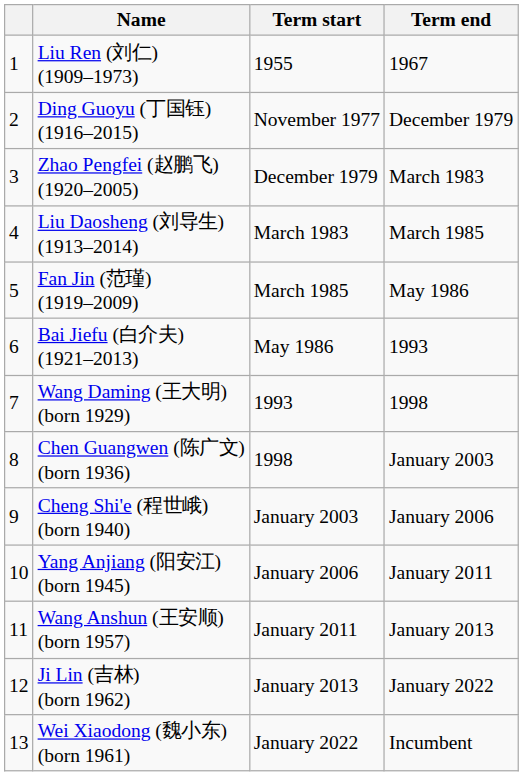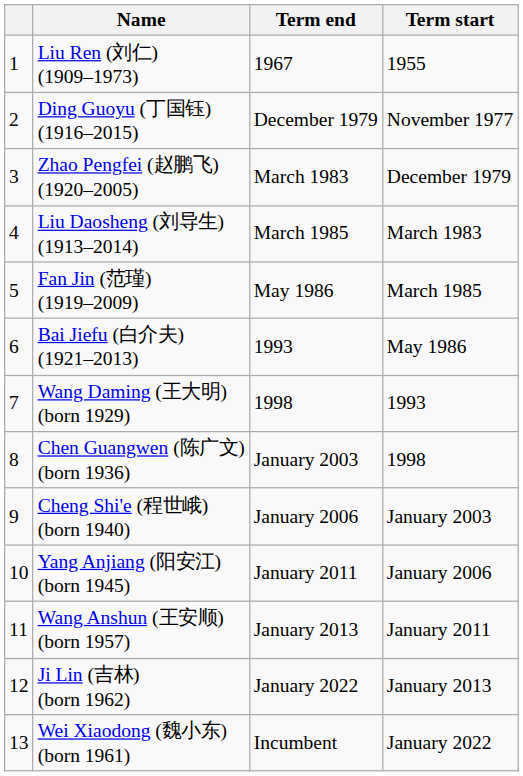columns swapped: (317, 19) <-> (451, 19)
